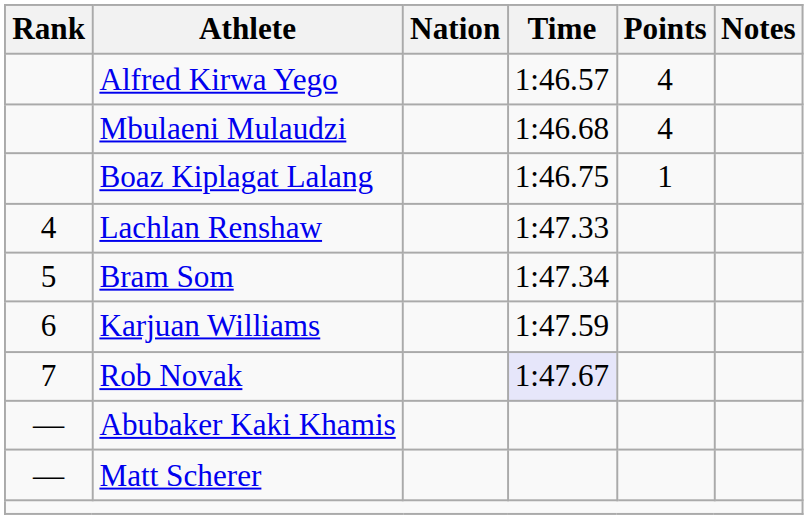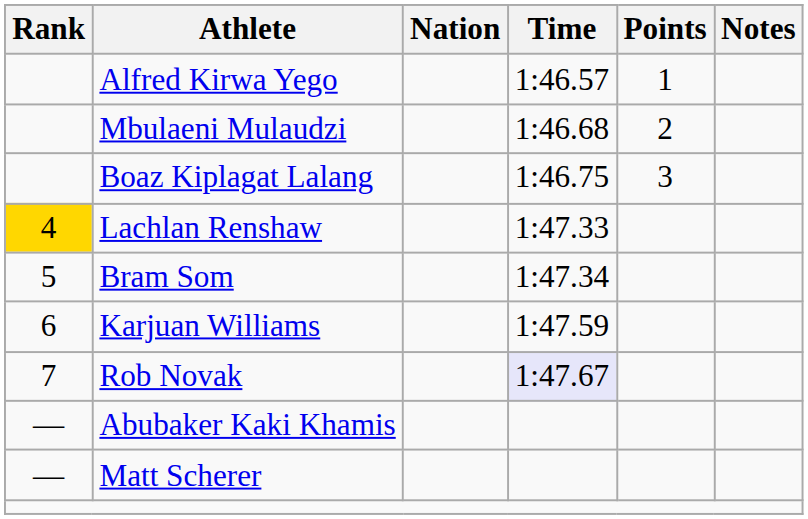(665, 78) 4 -> (665, 78) 1
(665, 128) 4 -> (665, 128) 2
(665, 177) 1 -> (665, 177) 3
(49, 227) no background -> (49, 227) gold background
